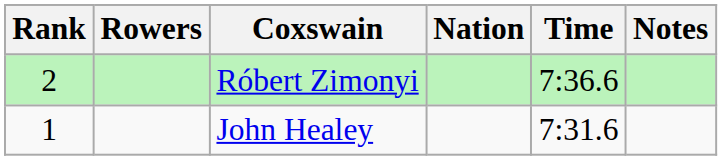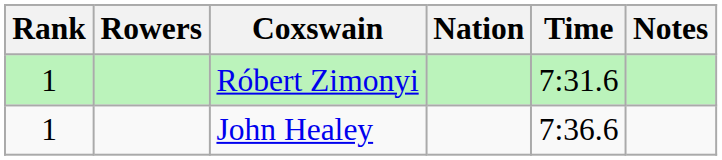(49, 79) 2 -> (49, 79) 1
(579, 79) 7:36.6 -> (579, 79) 7:31.6
(579, 129) 7:31.6 -> (579, 129) 7:36.6
